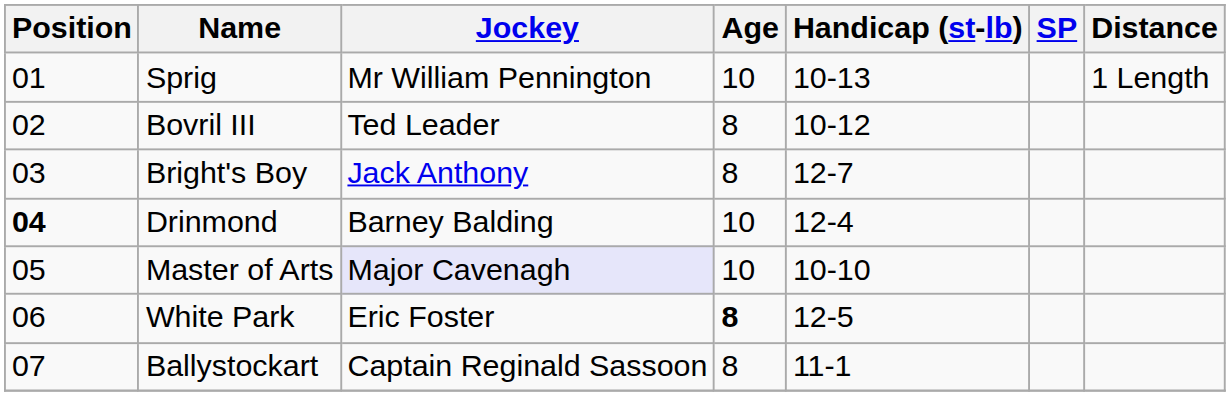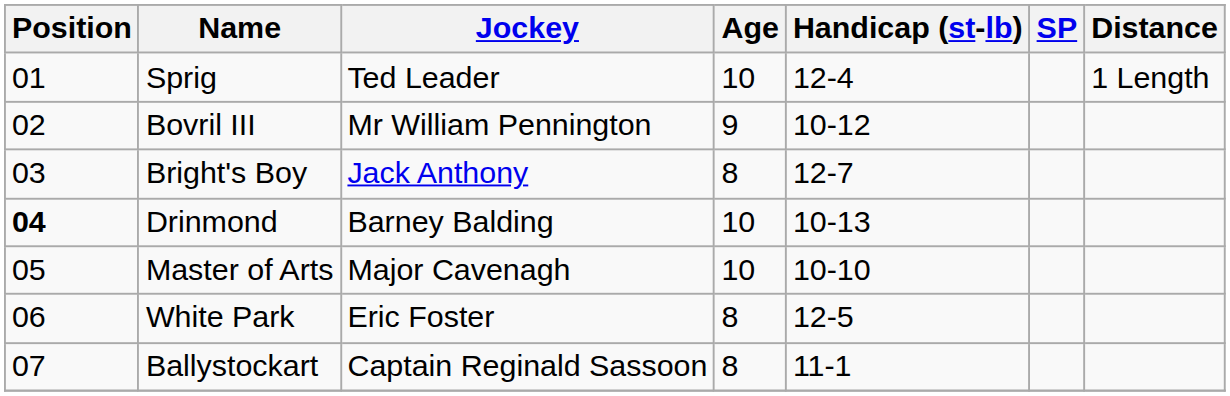(499, 76) Mr William Pennington -> (423, 76) Ted Leader
(832, 76) 10-13 -> (823, 76) 12-4
(423, 125) Ted Leader -> (499, 125) Mr William Pennington
(730, 125) 8 -> (730, 125) 9
(823, 221) 12-4 -> (832, 221) 10-13
(459, 269) lavender background -> (459, 269) no background
(730, 317) bold -> (730, 317) normal
